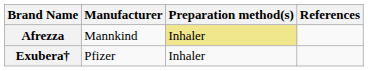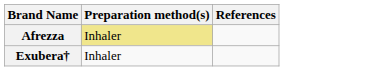- column: (123, 14)
